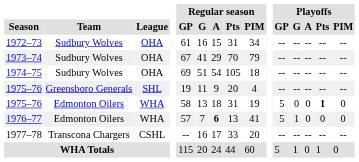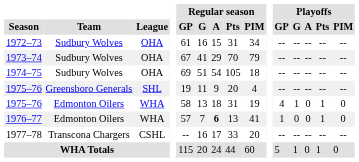(282, 104) 5 -> (282, 104) 4
(297, 104) 0 -> (297, 104) 1
(323, 104) bold -> (323, 104) normal
(282, 119) 5 -> (282, 119) 1
(297, 119) 1 -> (297, 119) 0
(323, 119) 0 -> (323, 119) 1
